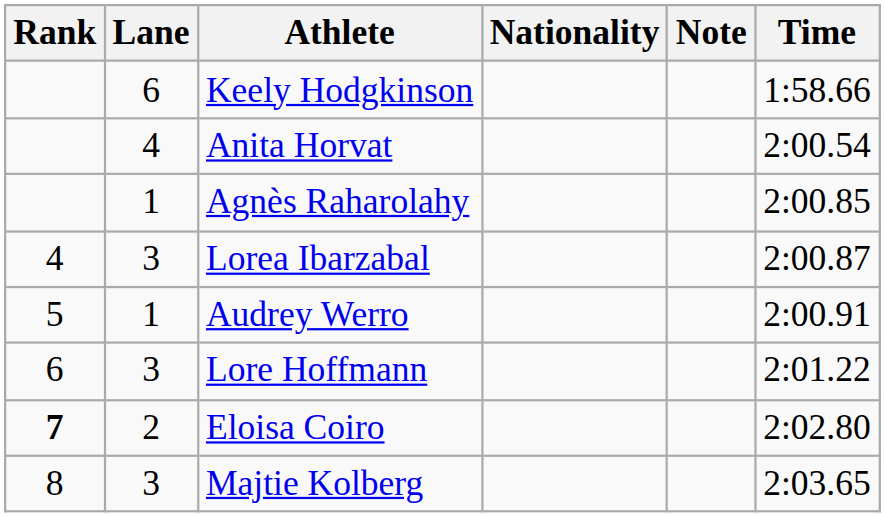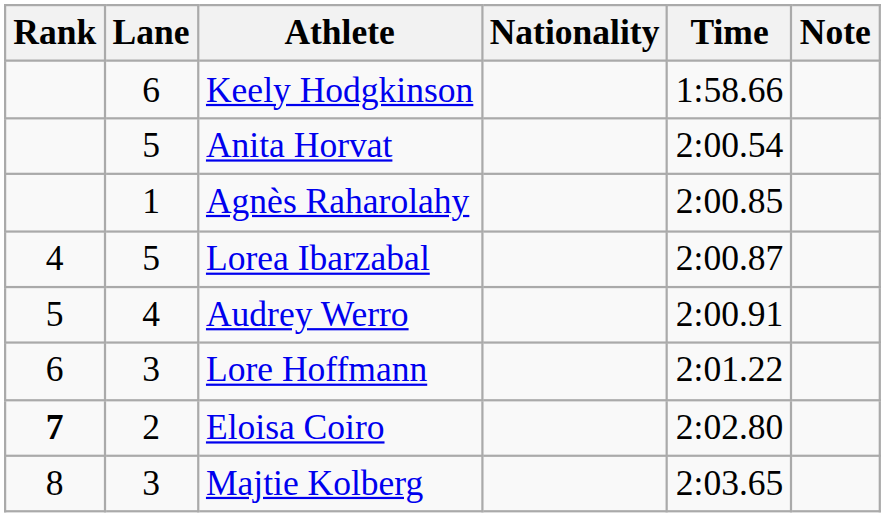columns swapped: (817, 32) <-> (711, 32)
(151, 145) 4 -> (151, 145) 5
(151, 257) 3 -> (151, 257) 5
(151, 314) 1 -> (151, 314) 4
